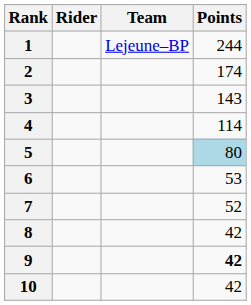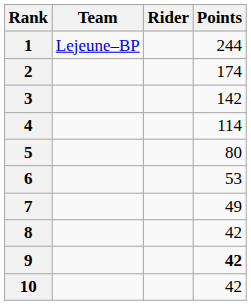columns swapped: (77, 17) <-> (147, 17)
(229, 98) 143 -> (229, 98) 142
(234, 152) lightblue background -> (234, 152) no background
(234, 206) 52 -> (234, 206) 49
